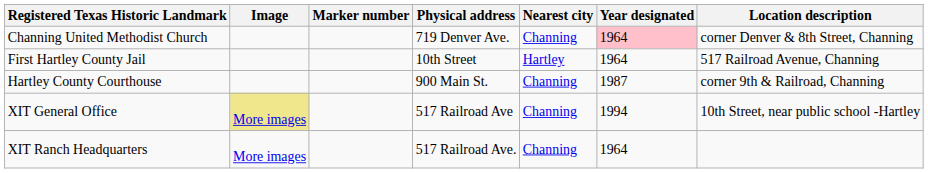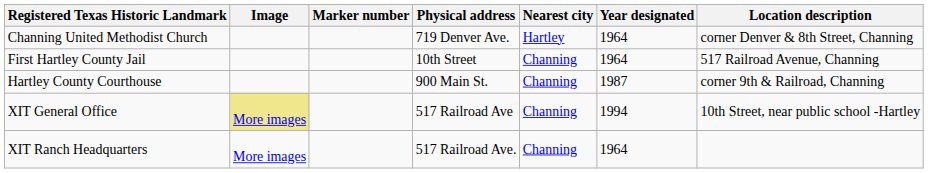(550, 37) Channing -> (544, 37) Hartley
(614, 37) pink background -> (614, 37) no background
(544, 59) Hartley -> (550, 59) Channing
